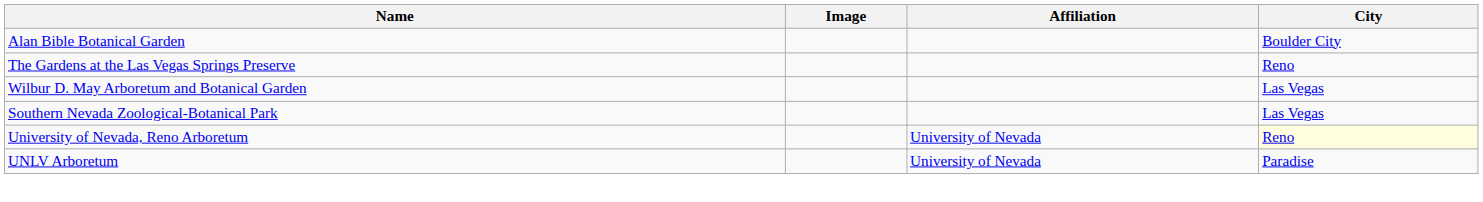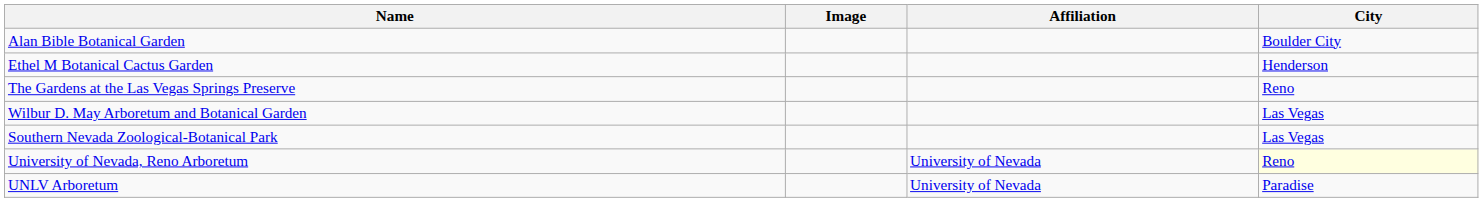+ row: (111, 64)
